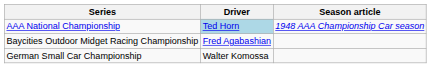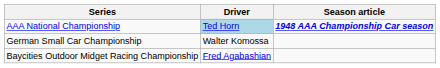(350, 26) normal -> (354, 26) bold
rows swapped: (102, 41) <-> (74, 56)
